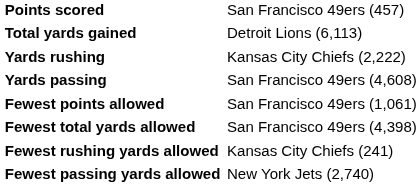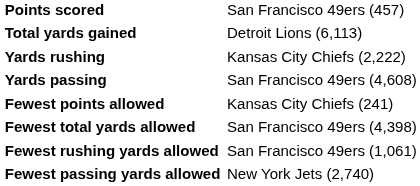(322, 104) San Francisco 49ers (1,061) -> (310, 104) Kansas City Chiefs (241)
(310, 151) Kansas City Chiefs (241) -> (322, 151) San Francisco 49ers (1,061)
